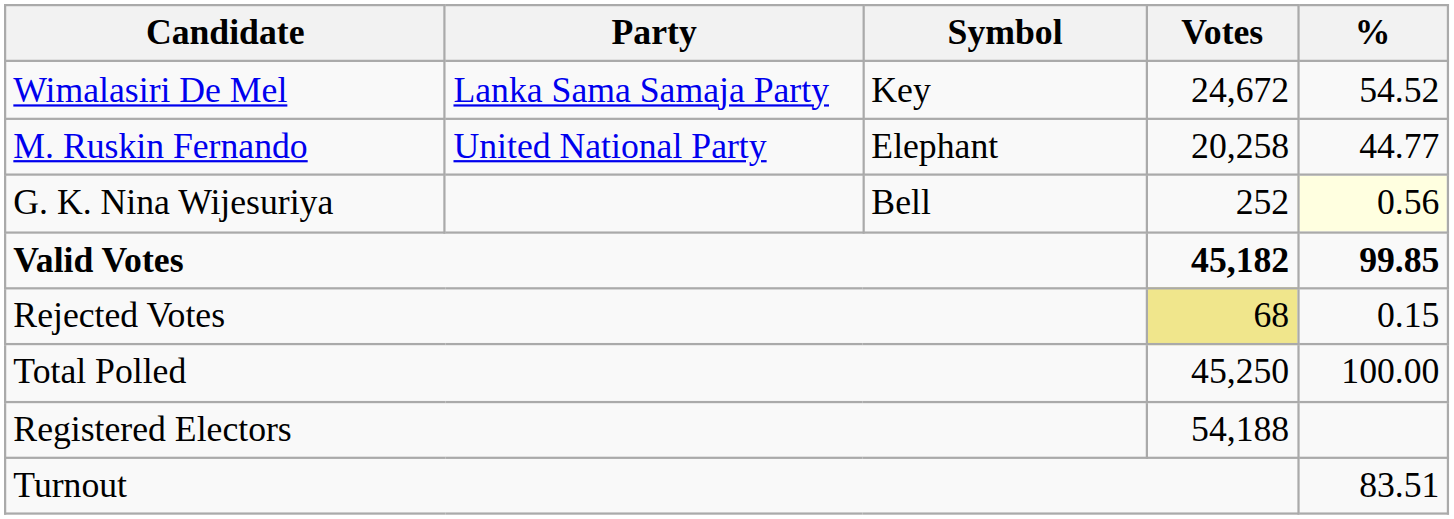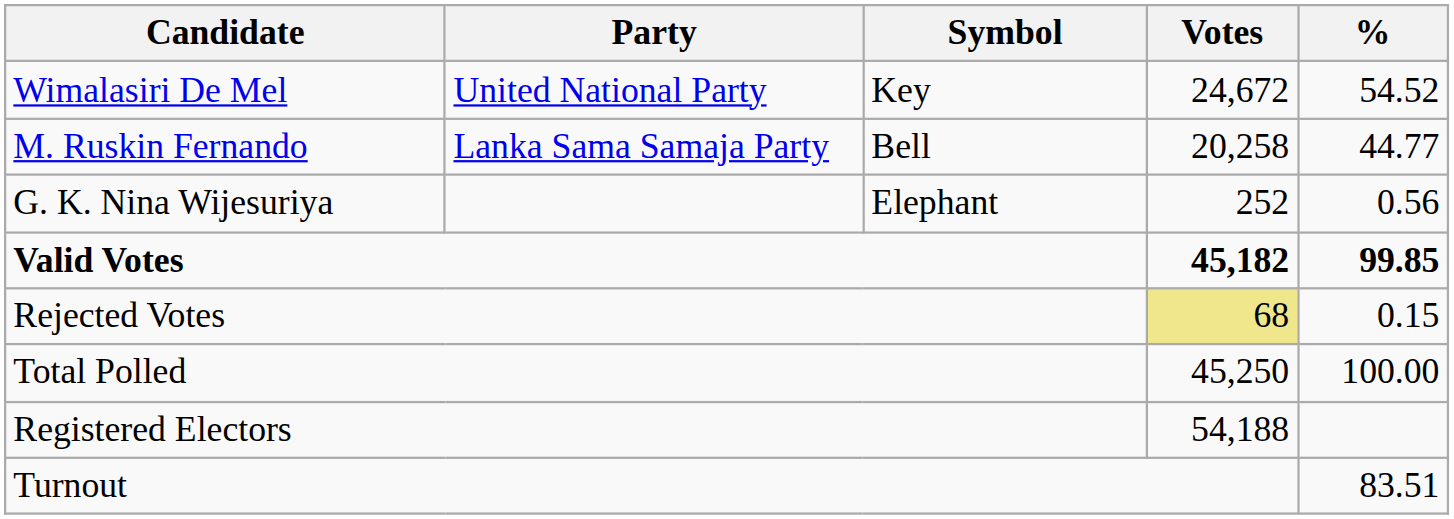(641, 89) Lanka Sama Samaja Party -> (610, 89) United National Party
(610, 145) United National Party -> (641, 145) Lanka Sama Samaja Party
(935, 145) Elephant -> (901, 145) Bell
(901, 202) Bell -> (935, 202) Elephant
(1408, 202) lightyellow background -> (1408, 202) no background
